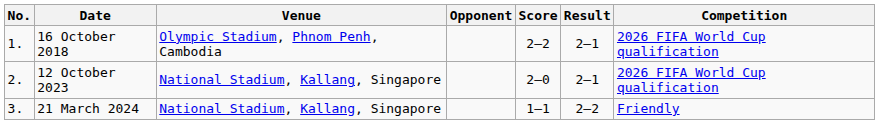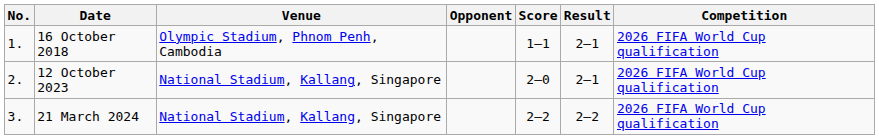(538, 44) 2–2 -> (538, 44) 1–1
(538, 109) 1–1 -> (538, 116) 2–2
(648, 109) Friendly -> (691, 116) 2026 FIFA World Cup qualification
